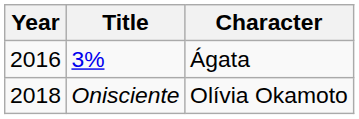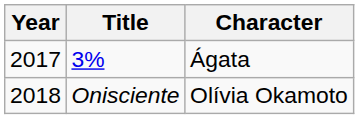(35, 58) 2016 -> (35, 58) 2017
